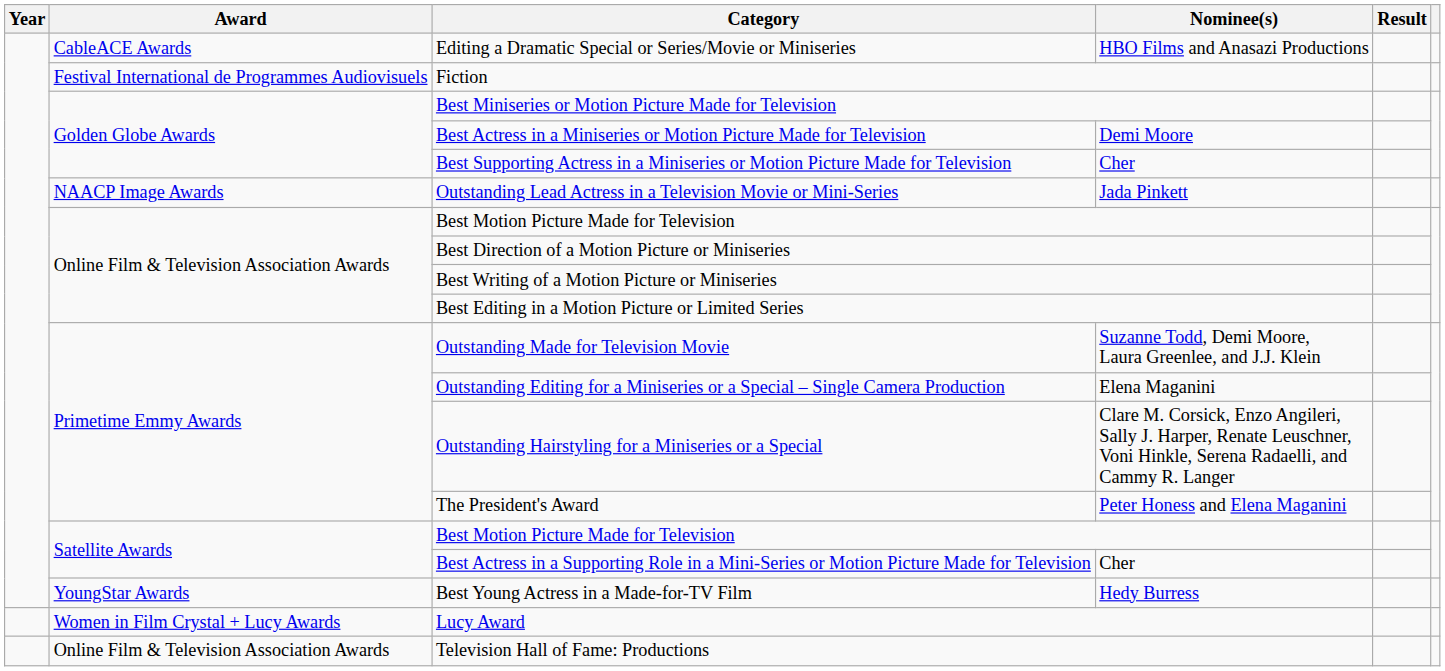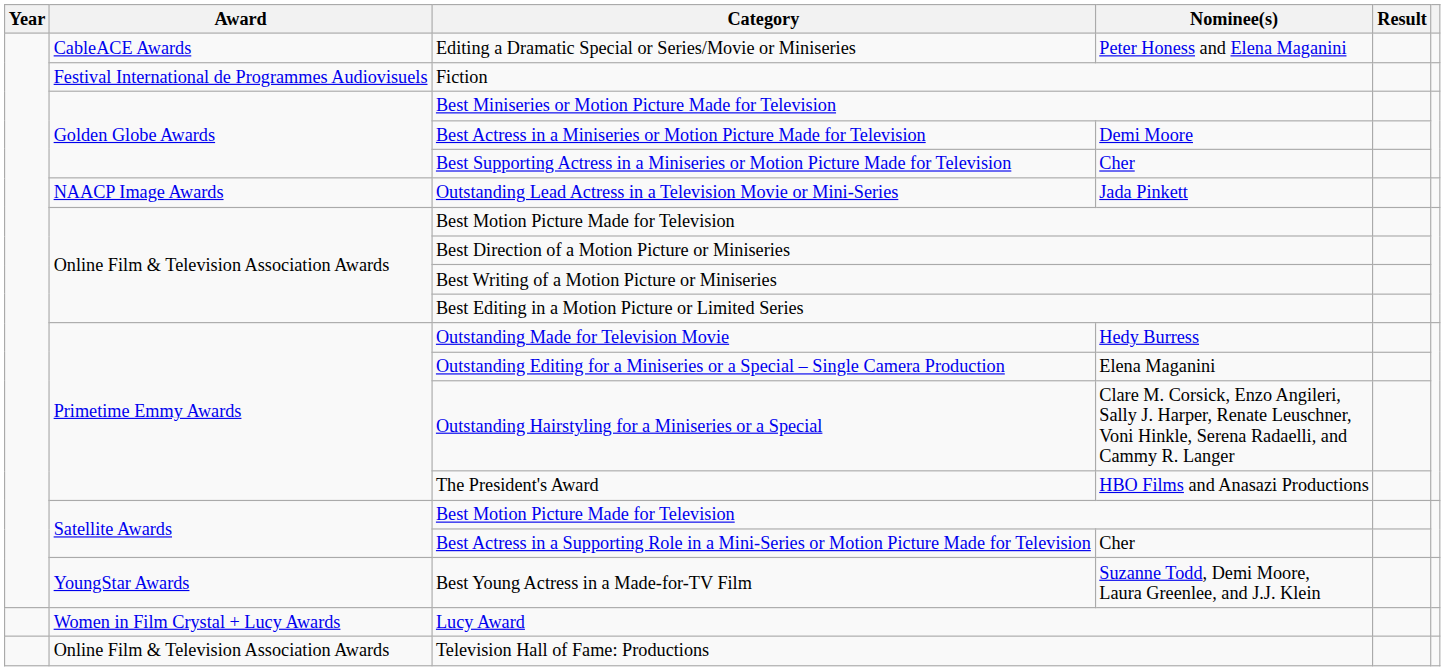(1234, 47) HBO Films and Anasazi Productions -> (1223, 47) Peter Honess and Elena Maganini
(1210, 347) Suzanne Todd, Demi Moore, Laura Greenlee, and J.J. Klein -> (1149, 337) Hedy Burress
(1223, 506) Peter Honess and Elena Maganini -> (1234, 485) HBO Films and Anasazi Productions
(1149, 592) Hedy Burress -> (1210, 582) Suzanne Todd, Demi Moore, Laura Greenlee, and J.J. Klein
